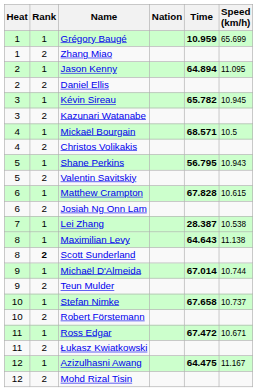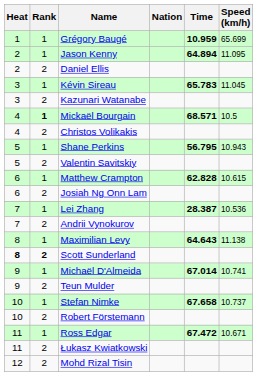- row: (86, 54)
(202, 100) 65.782 -> (202, 85) 65.783
(234, 101) 10.945 -> (233, 85) 11.045
(44, 131) normal -> (44, 116) bold
(202, 193) 67.828 -> (202, 178) 62.828
(234, 225) 10.538 -> (234, 209) 10.536
+ row: (97, 224)
(17, 255) normal -> (17, 255) bold
(234, 271) 10.744 -> (234, 271) 10.741
- row: (101, 363)
